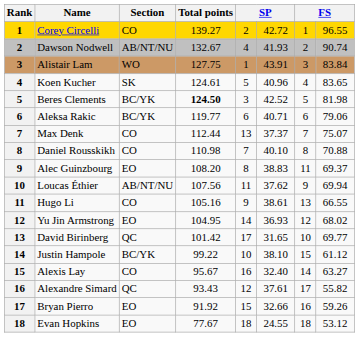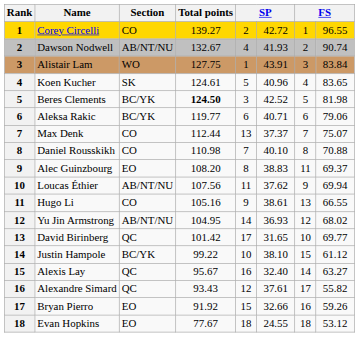(129, 220) EO -> (147, 220) AB/NT/NU
(129, 271) CO -> (129, 271) QC
